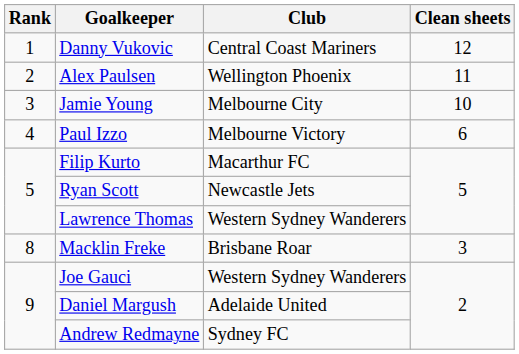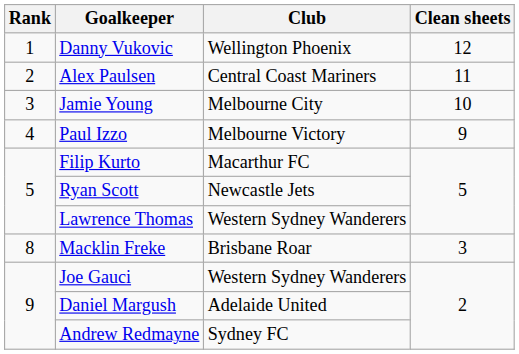(292, 47) Central Coast Mariners -> (280, 47) Wellington Phoenix
(280, 76) Wellington Phoenix -> (292, 76) Central Coast Mariners
(463, 133) 6 -> (463, 133) 9
